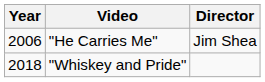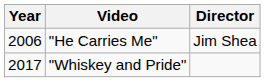(25, 64) 2018 -> (25, 64) 2017
